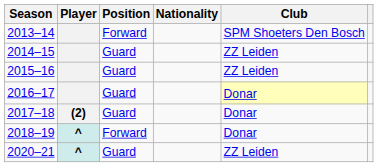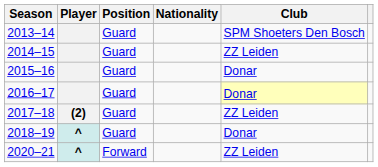(125, 33) Forward -> (119, 33) Guard
(251, 71) ZZ Leiden -> (240, 71) Donar
(240, 113) Donar -> (251, 113) ZZ Leiden
(125, 133) Forward -> (119, 133) Guard
(119, 152) Guard -> (125, 152) Forward
